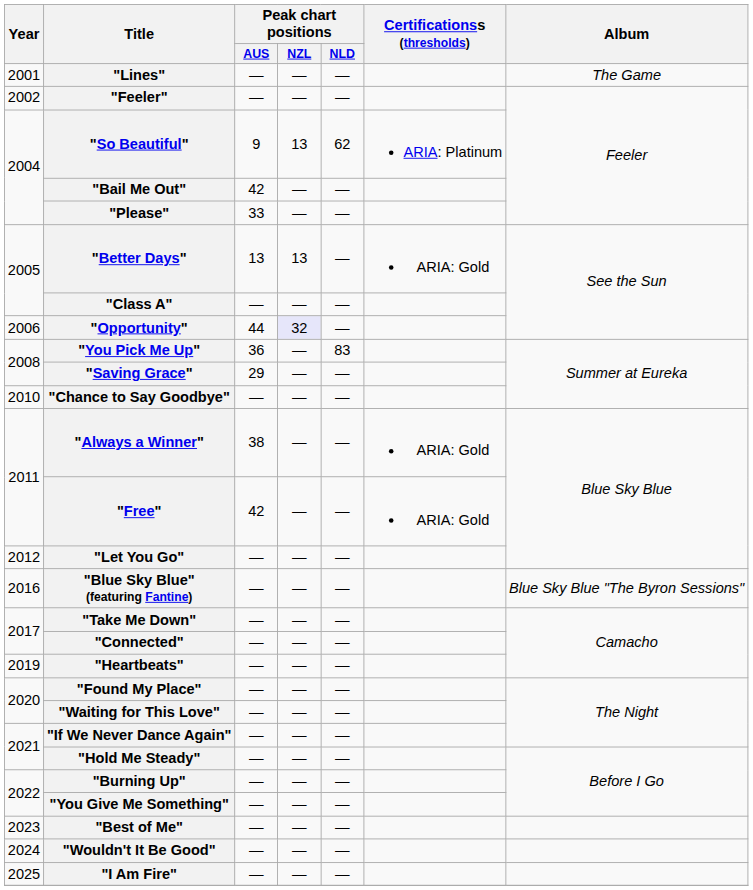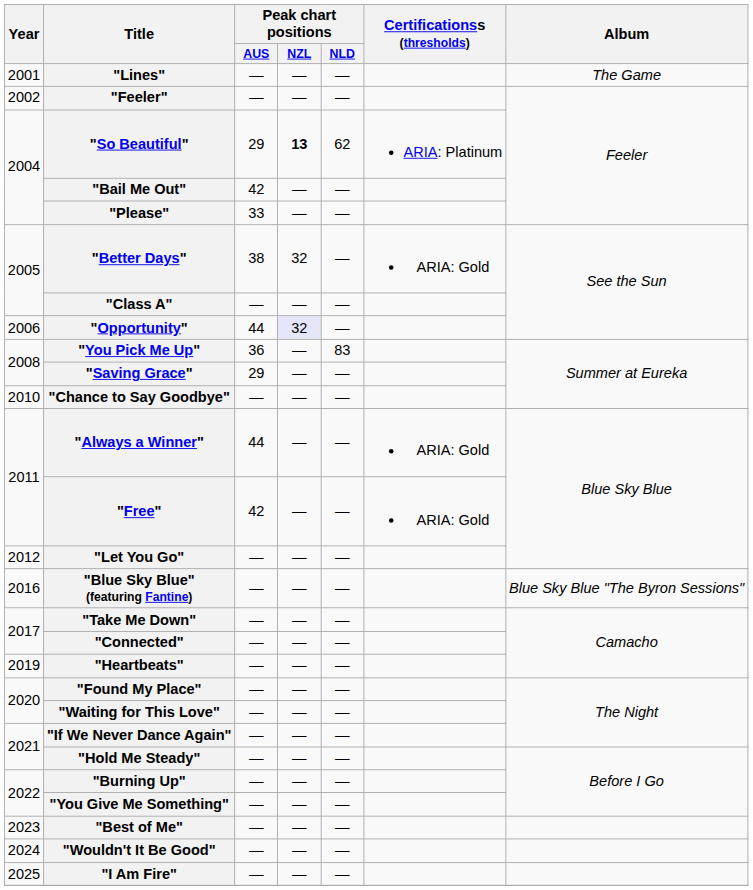(256, 143) 9 -> (256, 143) 29
(299, 143) normal -> (299, 143) bold
(256, 258) 13 -> (256, 258) 38
(299, 258) 13 -> (299, 258) 32
(256, 442) 38 -> (256, 442) 44
